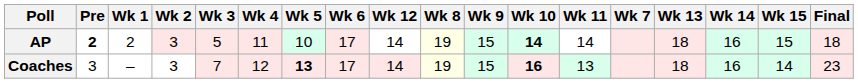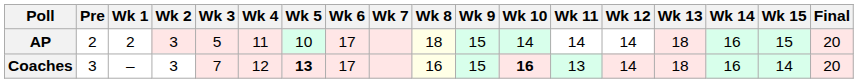columns swapped: (632, 16) <-> (395, 16)
(92, 41) bold -> (92, 41) normal
(442, 41) 19 -> (434, 41) 18
(534, 41) bold -> (525, 41) normal
(832, 41) 18 -> (832, 41) 20
(442, 66) 19 -> (434, 66) 16
(832, 66) 23 -> (832, 66) 20
